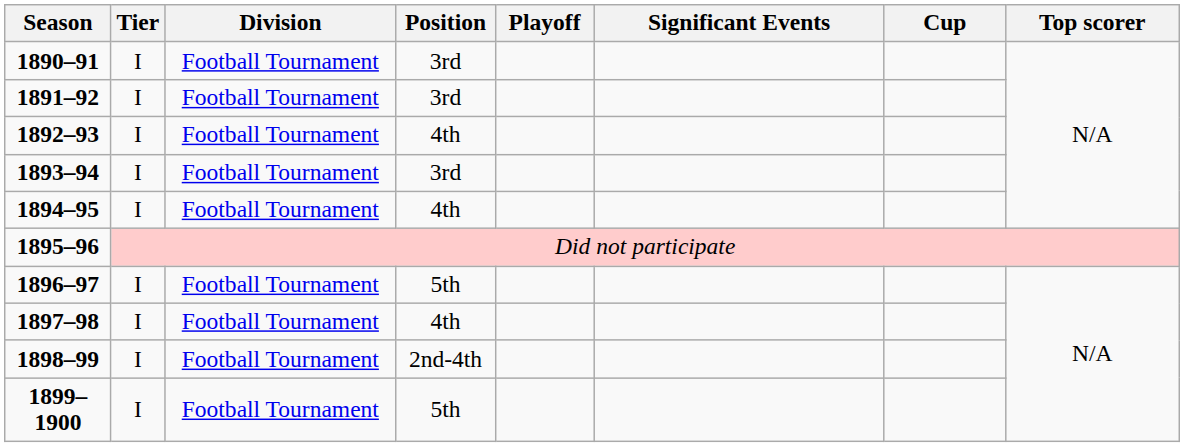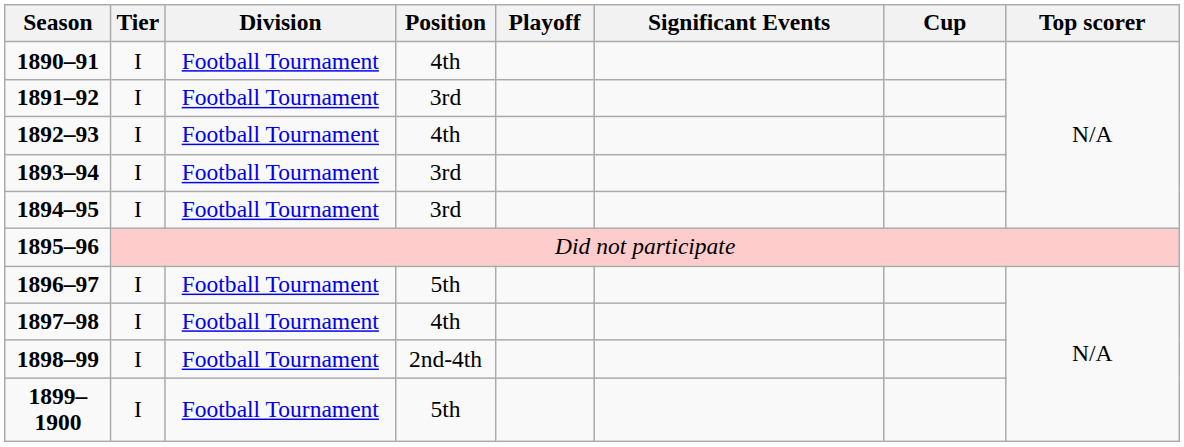(445, 60) 3rd -> (445, 60) 4th
(445, 209) 4th -> (445, 209) 3rd
